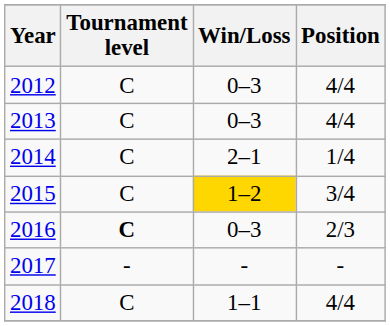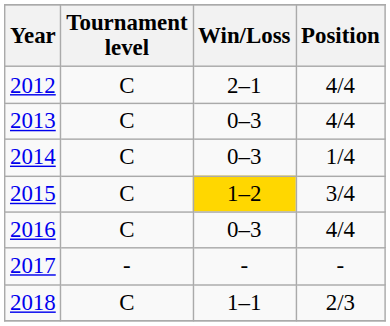(244, 84) 0–3 -> (244, 84) 2–1
(244, 157) 2–1 -> (244, 157) 0–3
(127, 229) bold -> (127, 229) normal
(340, 229) 2/3 -> (340, 229) 4/4
(340, 302) 4/4 -> (340, 302) 2/3
